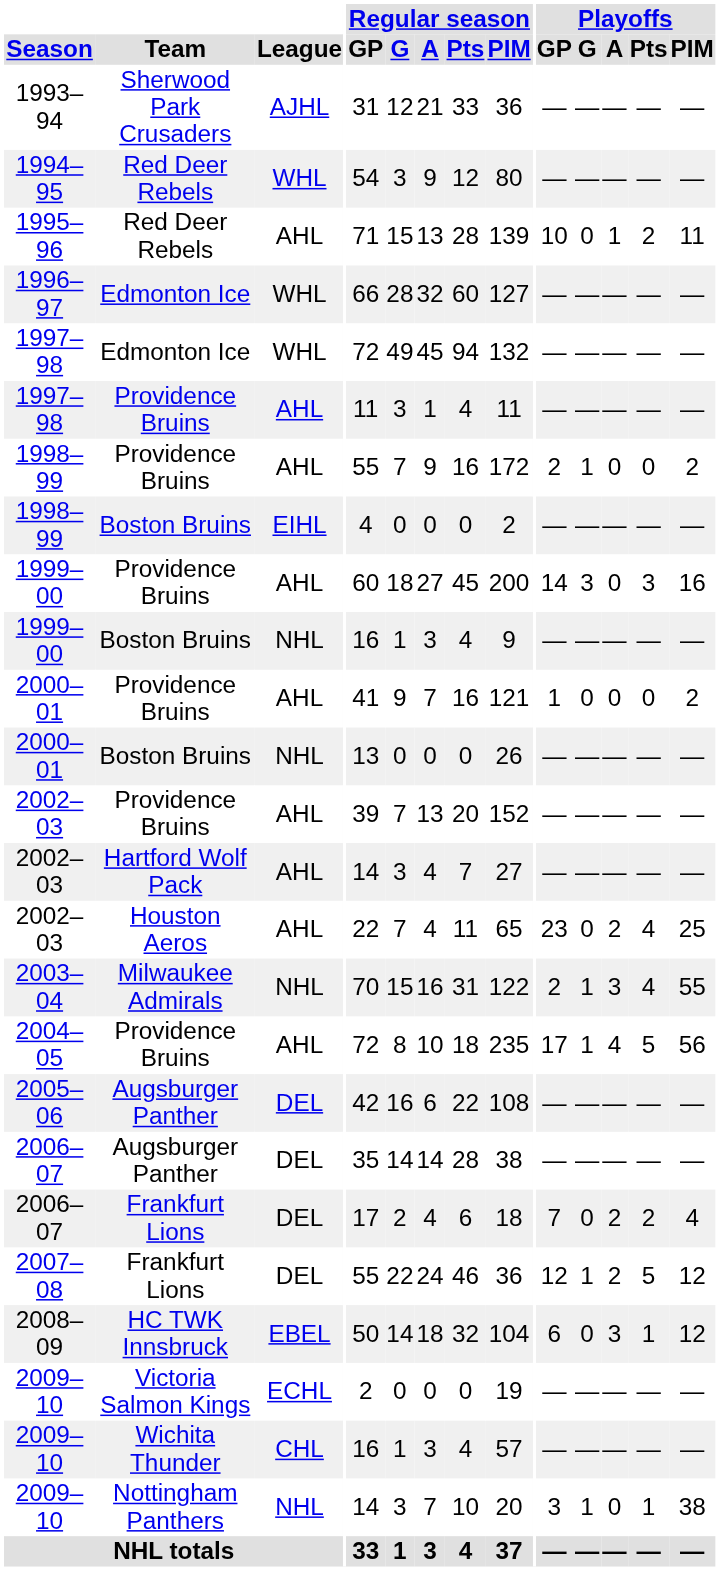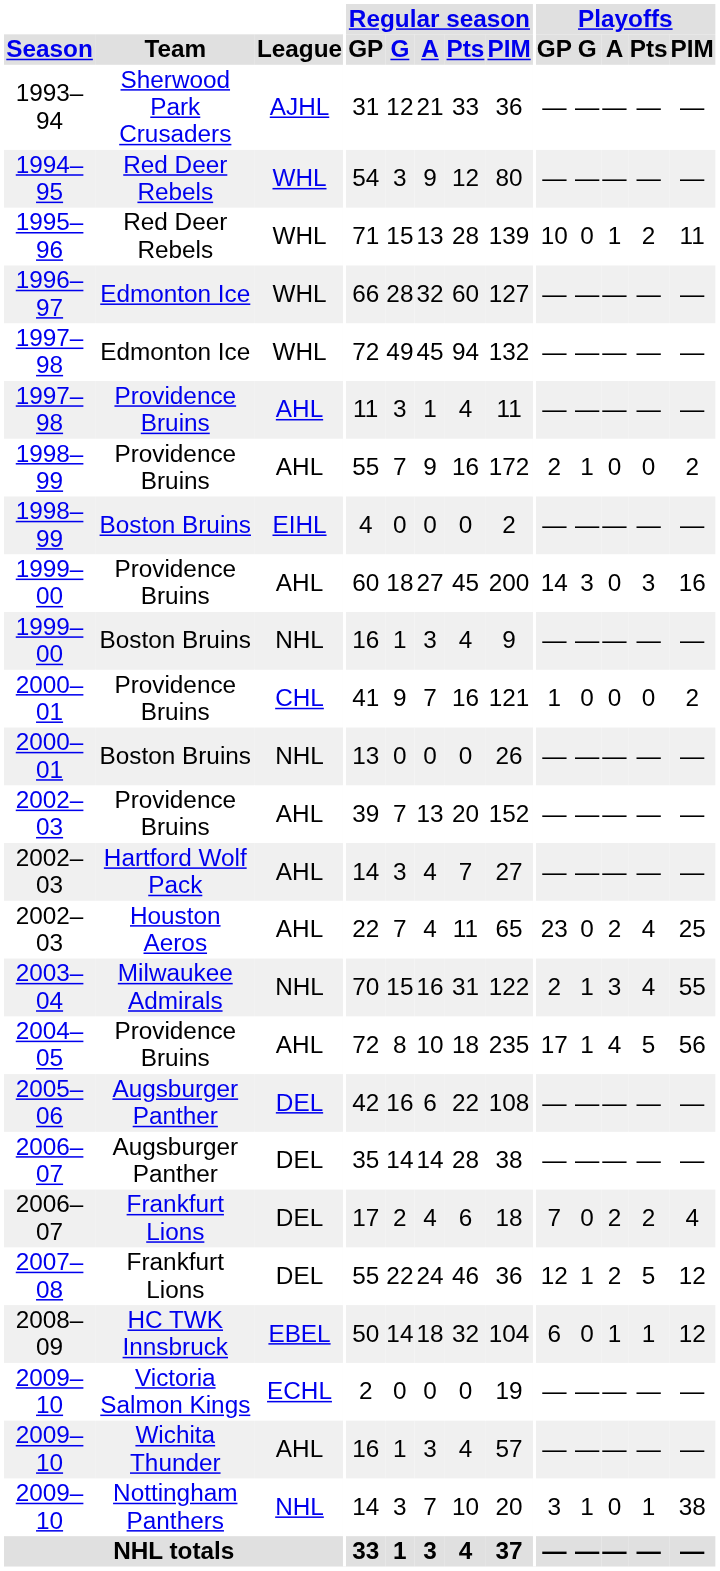(299, 236) AHL -> (299, 236) WHL
(299, 698) AHL -> (300, 698) CHL
(614, 1333) 3 -> (614, 1333) 1
(300, 1449) CHL -> (299, 1449) AHL
